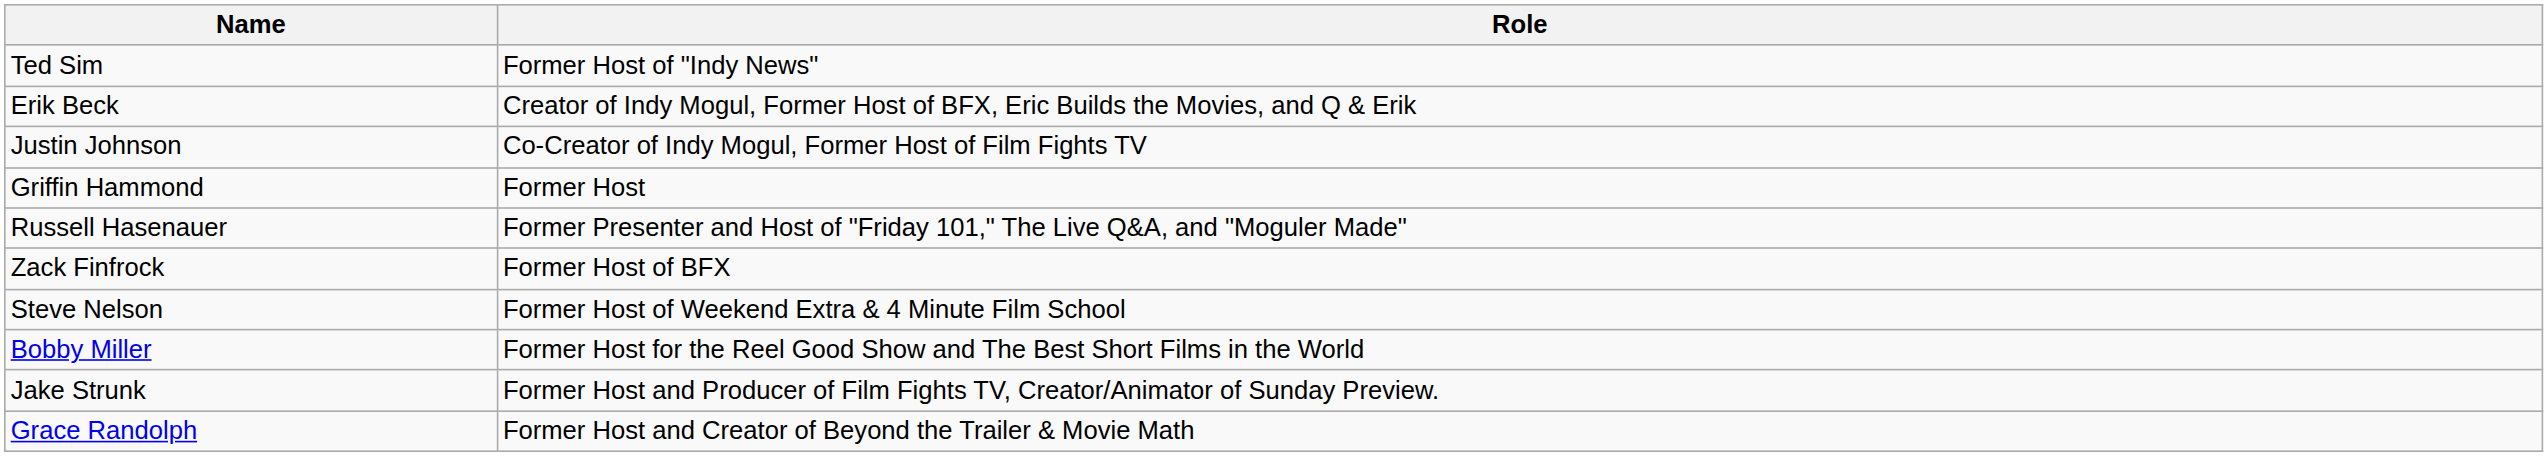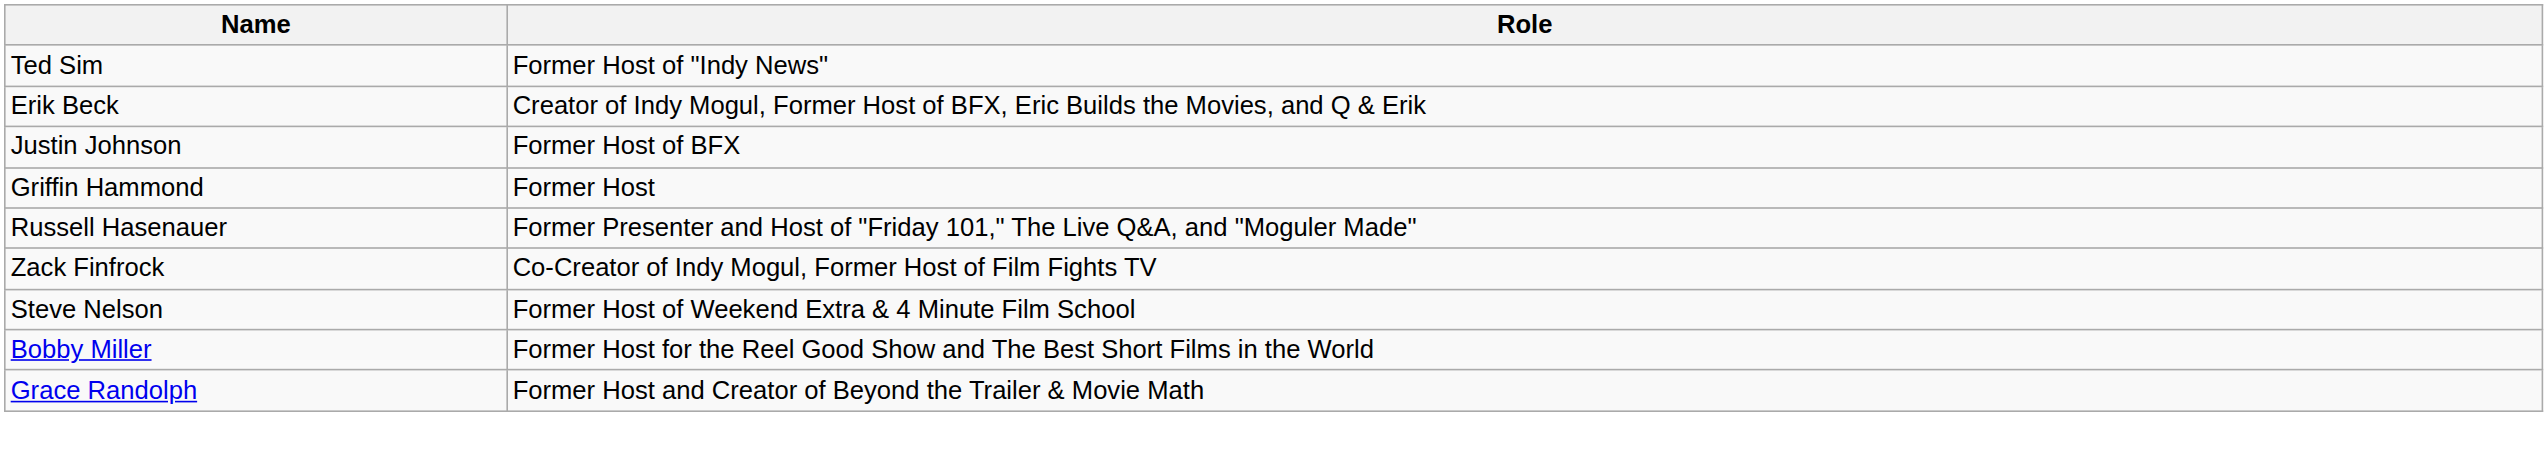(825, 146) Co-Creator of Indy Mogul, Former Host of Film Fights TV -> (626, 146) Former Host of BFX
(617, 268) Former Host of BFX -> (835, 268) Co-Creator of Indy Mogul, Former Host of Film Fights TV
- row: (78, 390)
